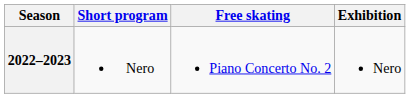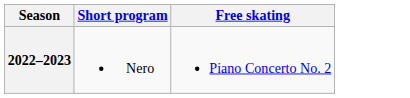- column: (370, 15)
